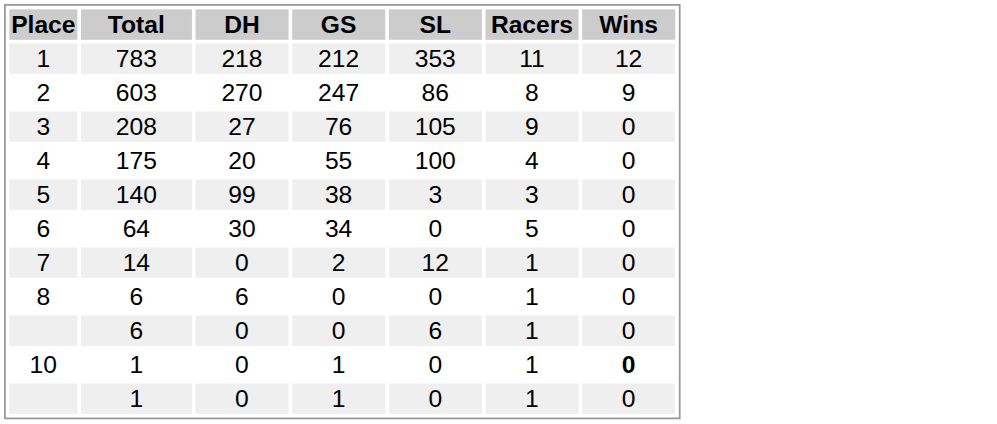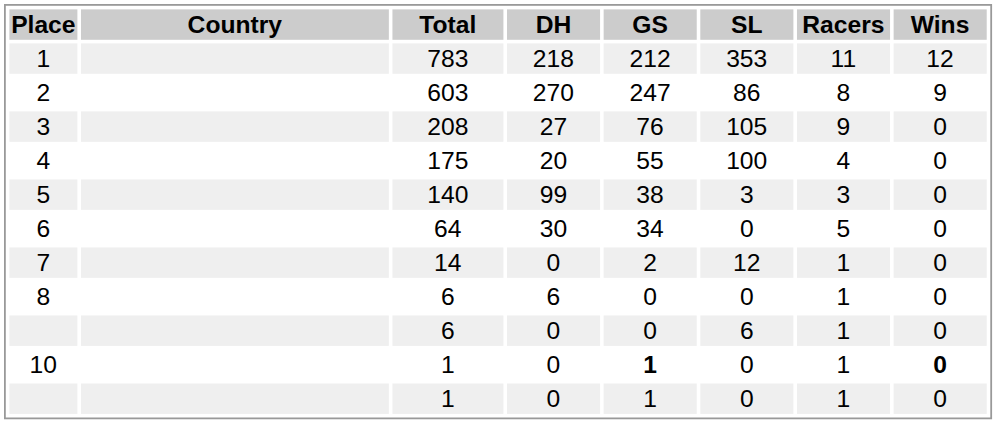+ column: (235, 25)
(339, 365) normal -> (650, 365) bold
